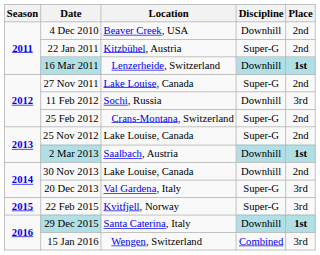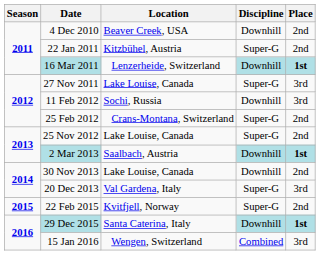(301, 83) 2nd -> (301, 83) 3rd
(301, 206) 3rd -> (301, 206) 2nd
